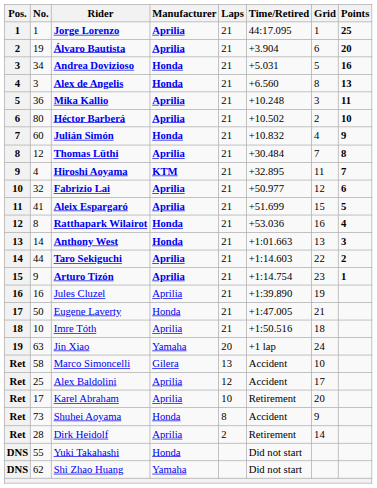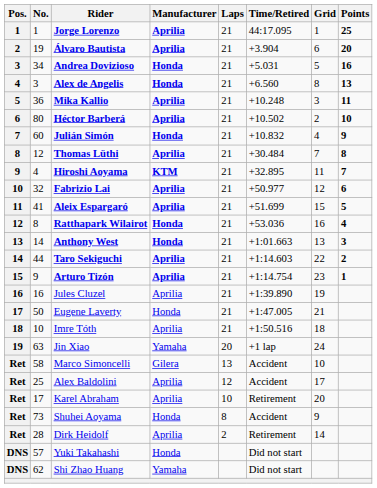(38, 452) 55 -> (38, 452) 57
